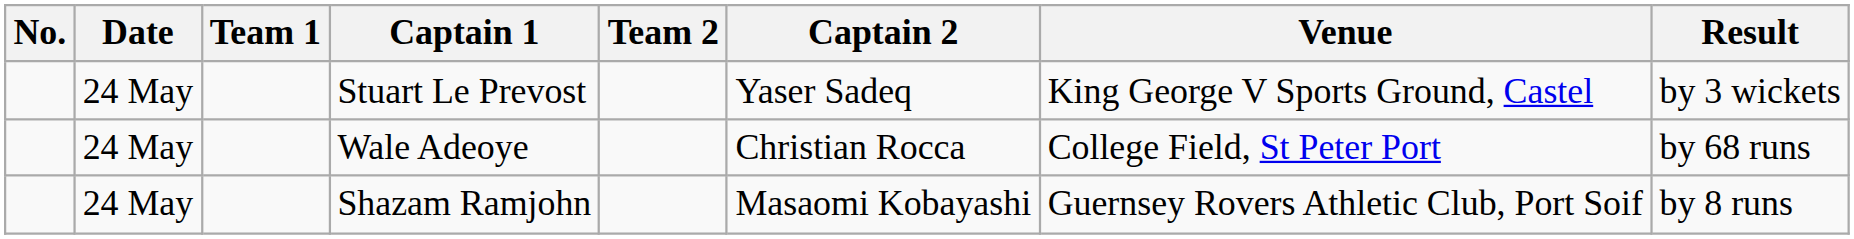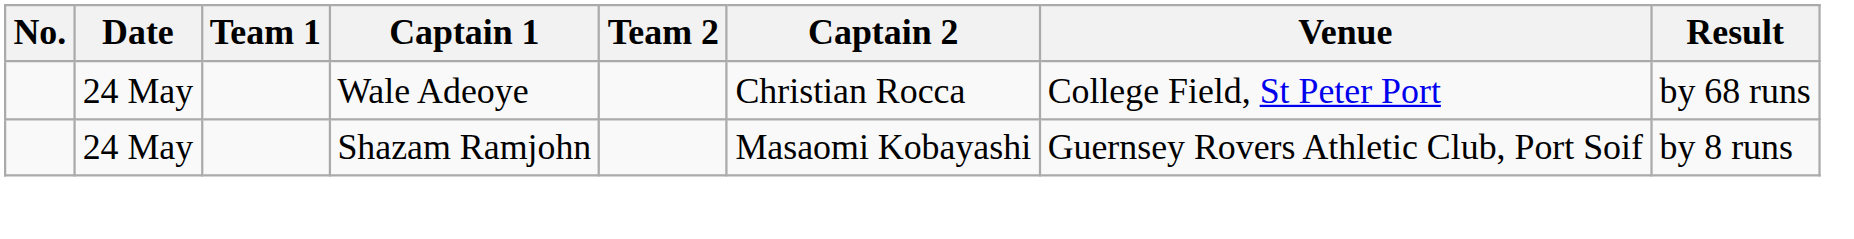- row: (462, 89)
